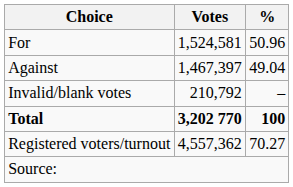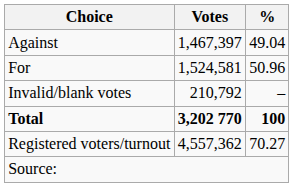rows swapped: (19, 42) <-> (33, 67)
